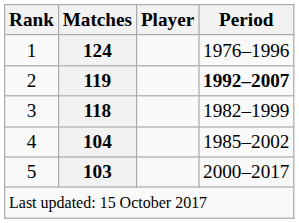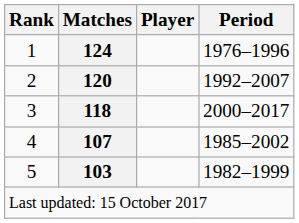(97, 80) 119 -> (97, 80) 120
(246, 80) bold -> (246, 80) normal
(246, 111) 1982–1999 -> (246, 111) 2000–2017
(97, 141) 104 -> (97, 141) 107
(246, 171) 2000–2017 -> (246, 171) 1982–1999
